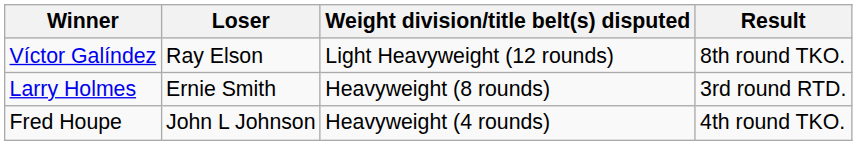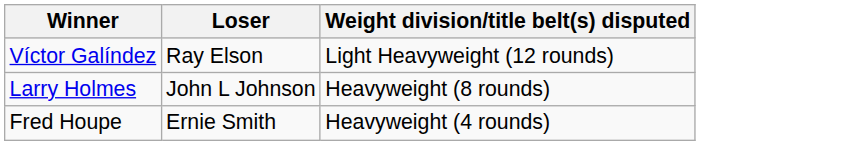- column: (773, 21)
(221, 88) Ernie Smith -> (241, 88) John L Johnson
(241, 122) John L Johnson -> (221, 122) Ernie Smith
